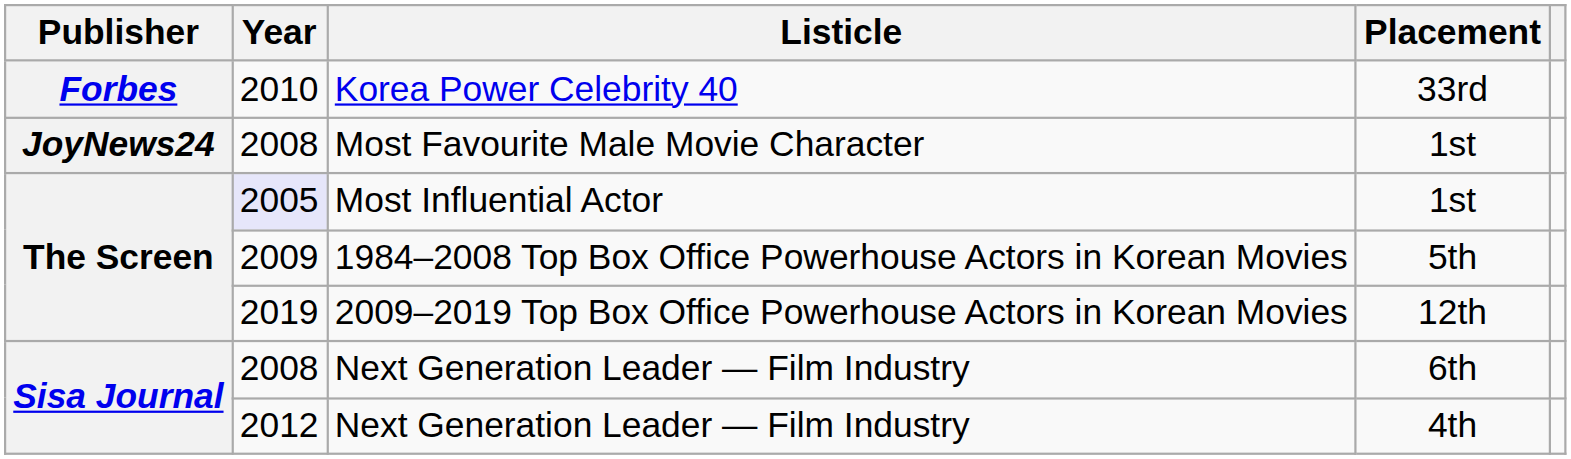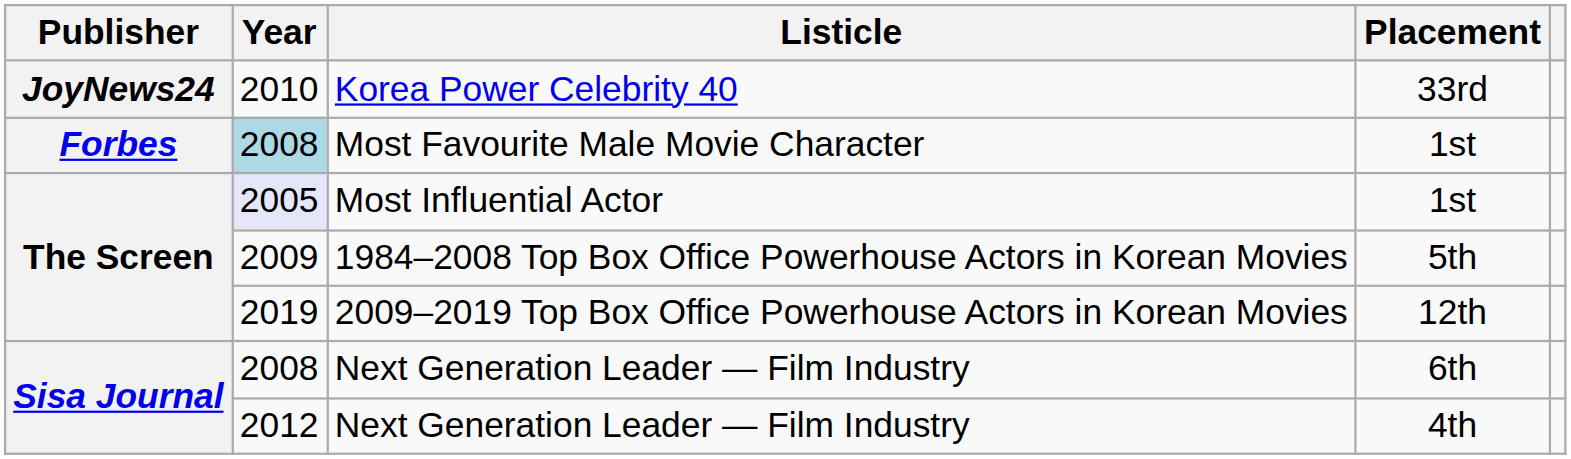(118, 88) Forbes -> (118, 88) JoyNews24
(118, 144) JoyNews24 -> (118, 144) Forbes
(279, 144) no background -> (279, 144) lightblue background
